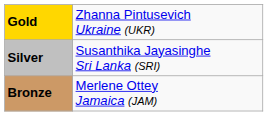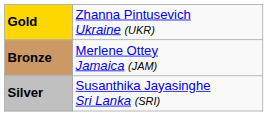rows swapped: (25, 57) <-> (30, 93)
